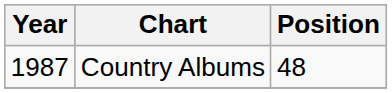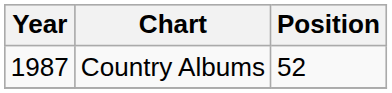(291, 66) 48 -> (291, 66) 52
